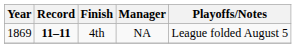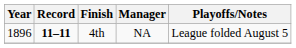(19, 33) 1869 -> (19, 33) 1896
